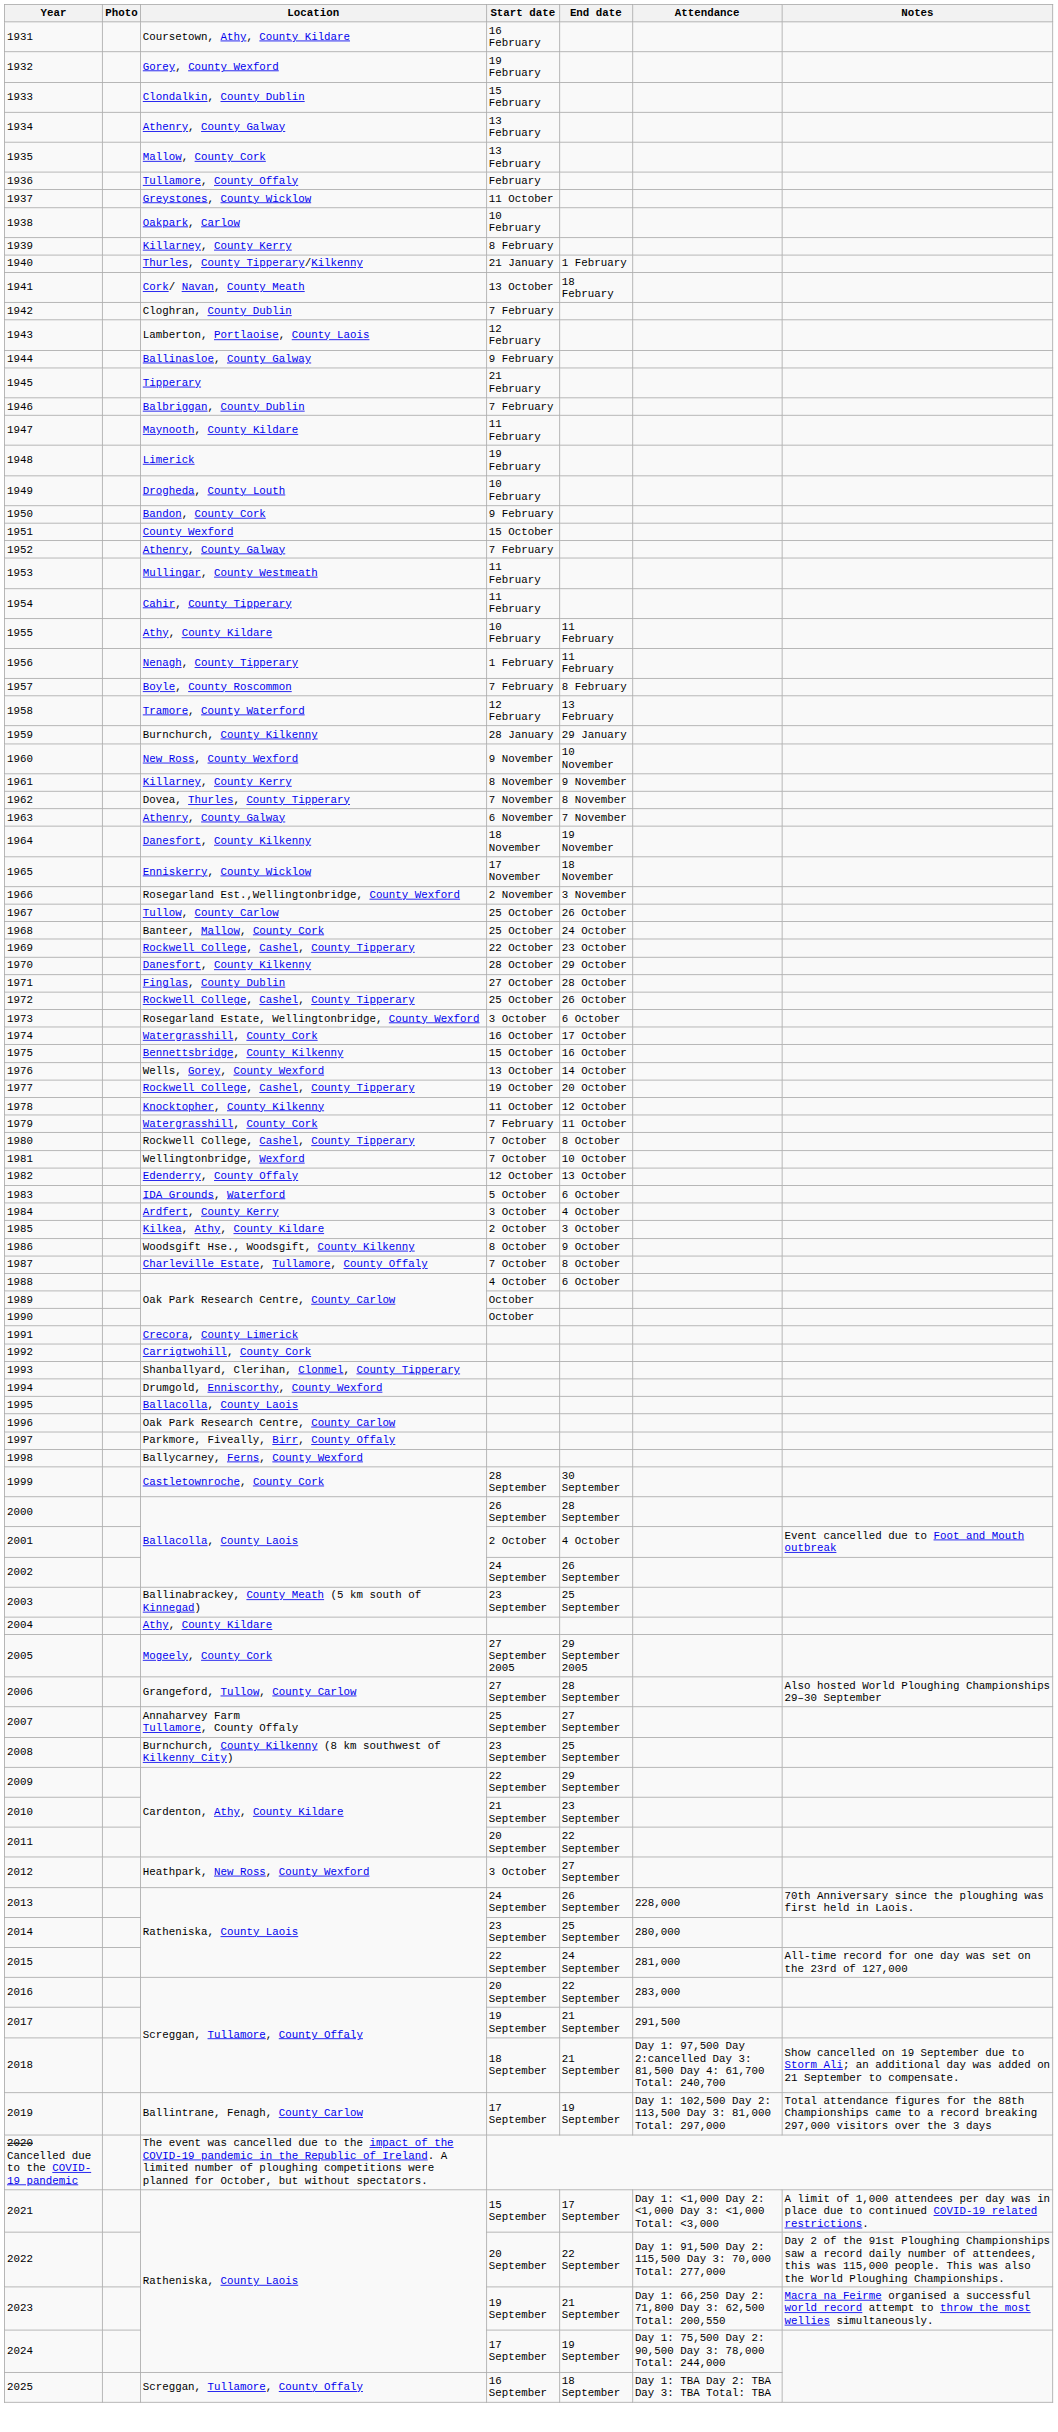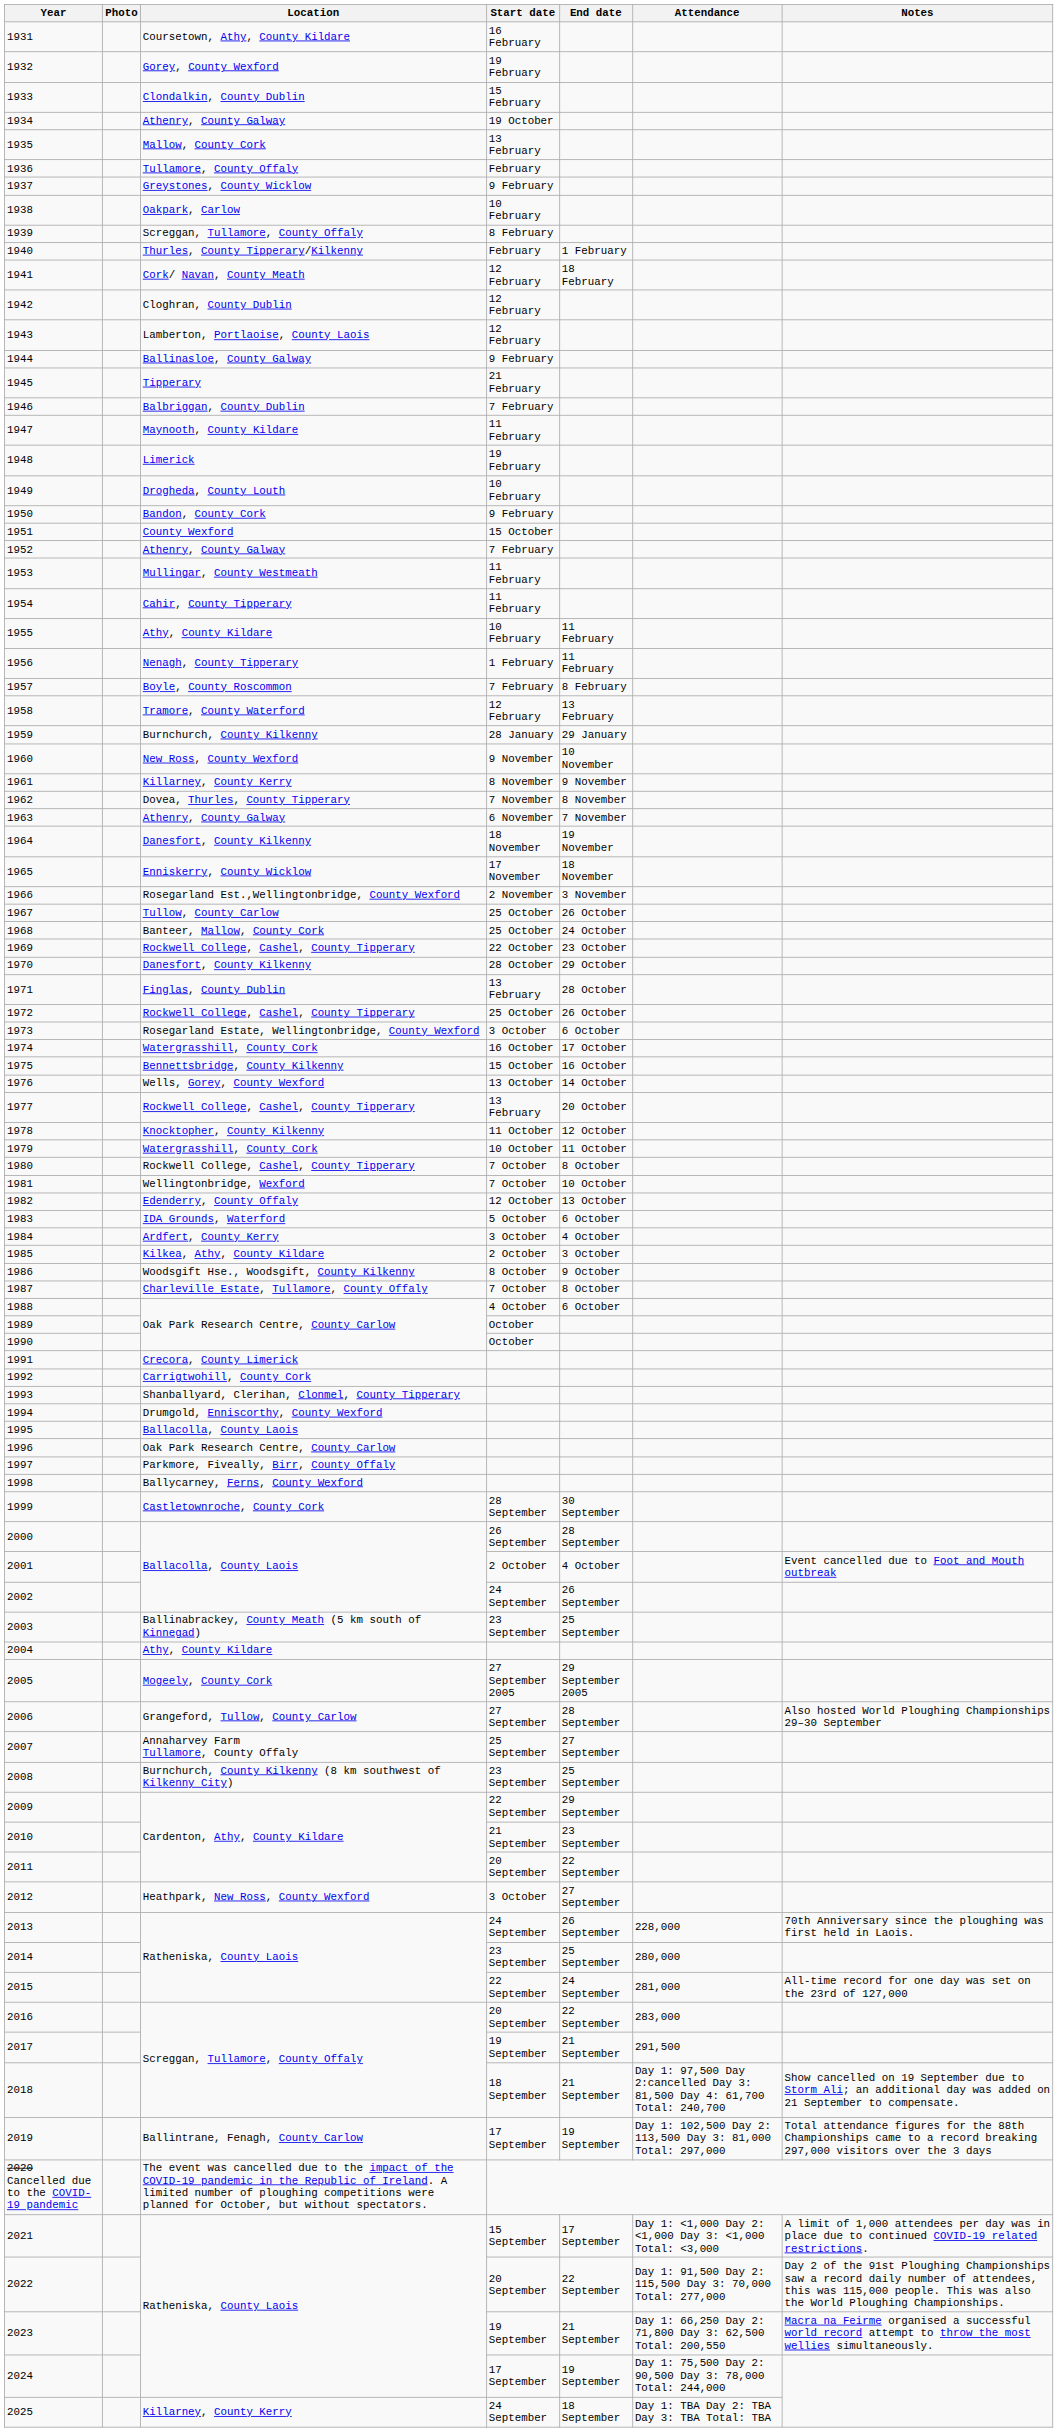(515, 127) 13 February -> (521, 121) 19 October
(521, 199) 11 October -> (521, 186) 9 February
(217, 246) Killarney, County Kerry -> (253, 234) Screggan, Tullamore, County Offaly
(521, 264) 21 January -> (515, 251) February
(521, 288) 13 October -> (515, 275) 12 February
(521, 311) 7 February -> (515, 305) 12 February
(521, 983) 27 October -> (515, 989) 13 February
(521, 1089) 19 October -> (515, 1107) 13 February
(521, 1124) 7 February -> (521, 1149) 10 October
(253, 2387) Screggan, Tullamore, County Offaly -> (217, 2412) Killarney, County Kerry
(518, 2387) 16 September -> (518, 2412) 24 September
